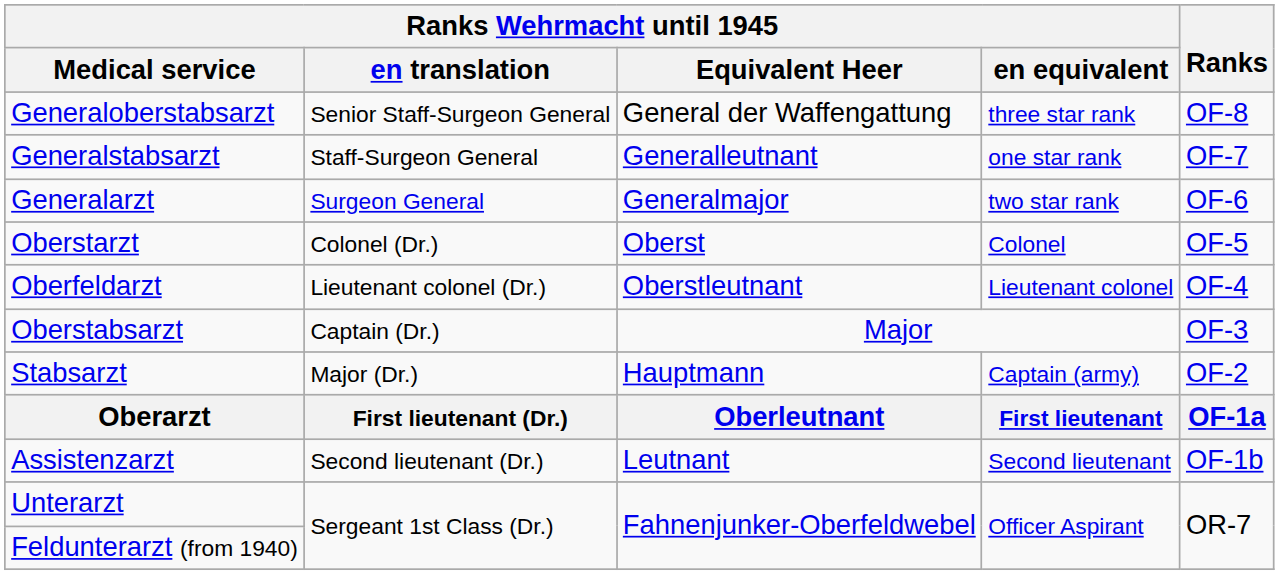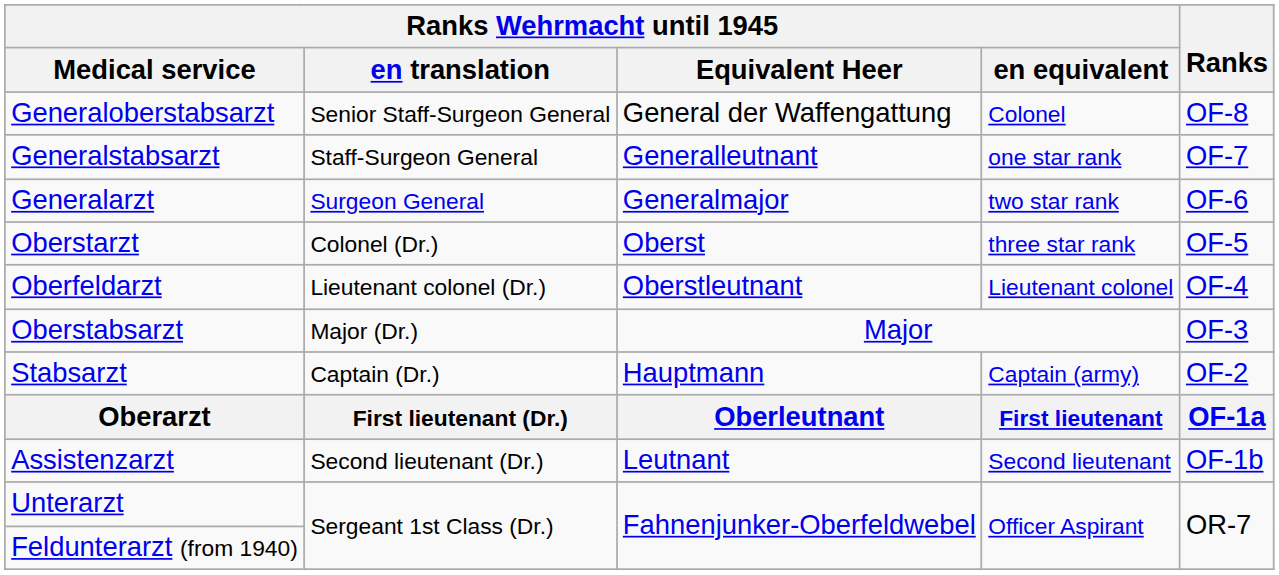(1062, 114) three star rank -> (1027, 114) Colonel
(1027, 244) Colonel -> (1062, 244) three star rank
(375, 331) Captain (Dr.) -> (364, 331) Major (Dr.)
(364, 375) Major (Dr.) -> (375, 375) Captain (Dr.)
